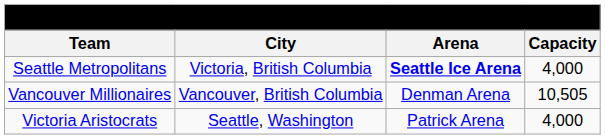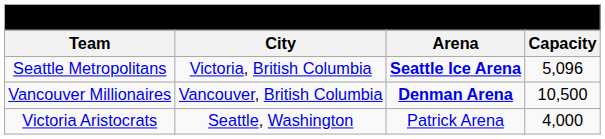(563, 69) 4,000 -> (563, 69) 5,096
(456, 95) normal -> (456, 95) bold
(563, 95) 10,505 -> (563, 95) 10,500
